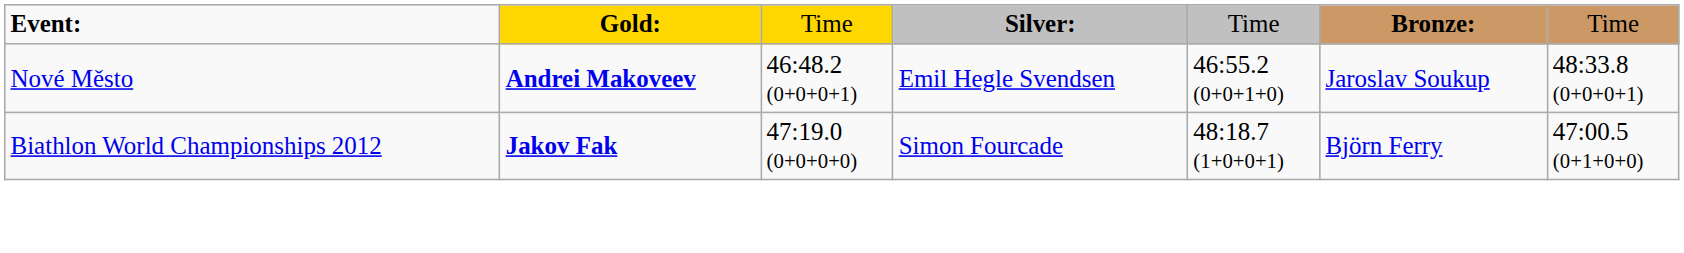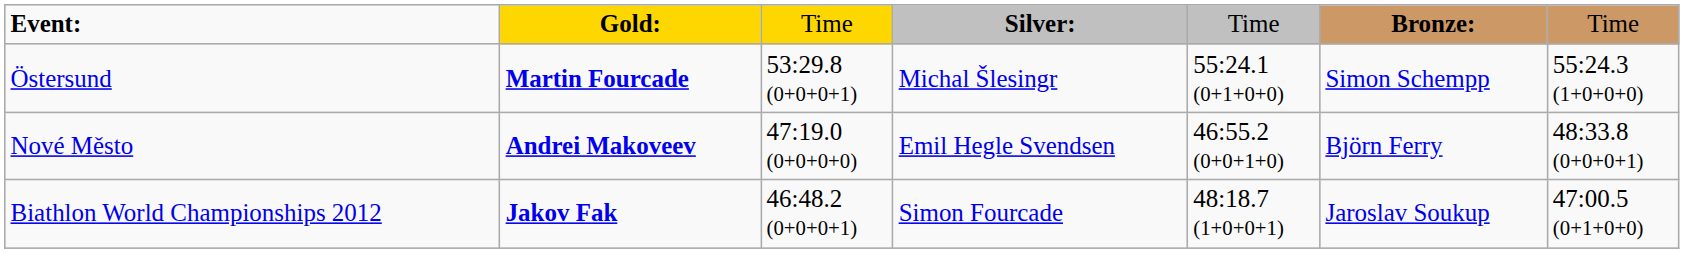+ row: (61, 77)
(812, 77) 46:48.2 (0+0+0+1) -> (812, 145) 47:19.0 (0+0+0+0)
(1408, 77) Jaroslav Soukup -> (1384, 145) Björn Ferry
(812, 145) 47:19.0 (0+0+0+0) -> (812, 213) 46:48.2 (0+0+0+1)
(1384, 145) Björn Ferry -> (1408, 213) Jaroslav Soukup
